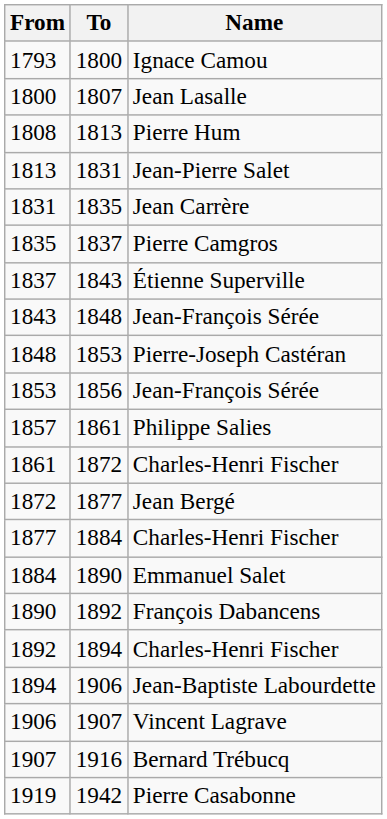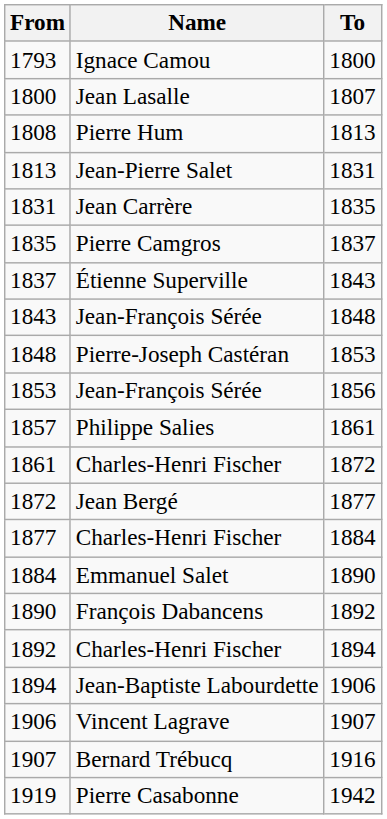columns swapped: (99, 22) <-> (254, 22)
